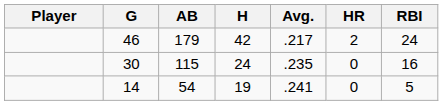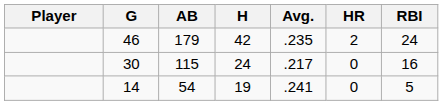(298, 40) .217 -> (298, 40) .235
(298, 64) .235 -> (298, 64) .217
